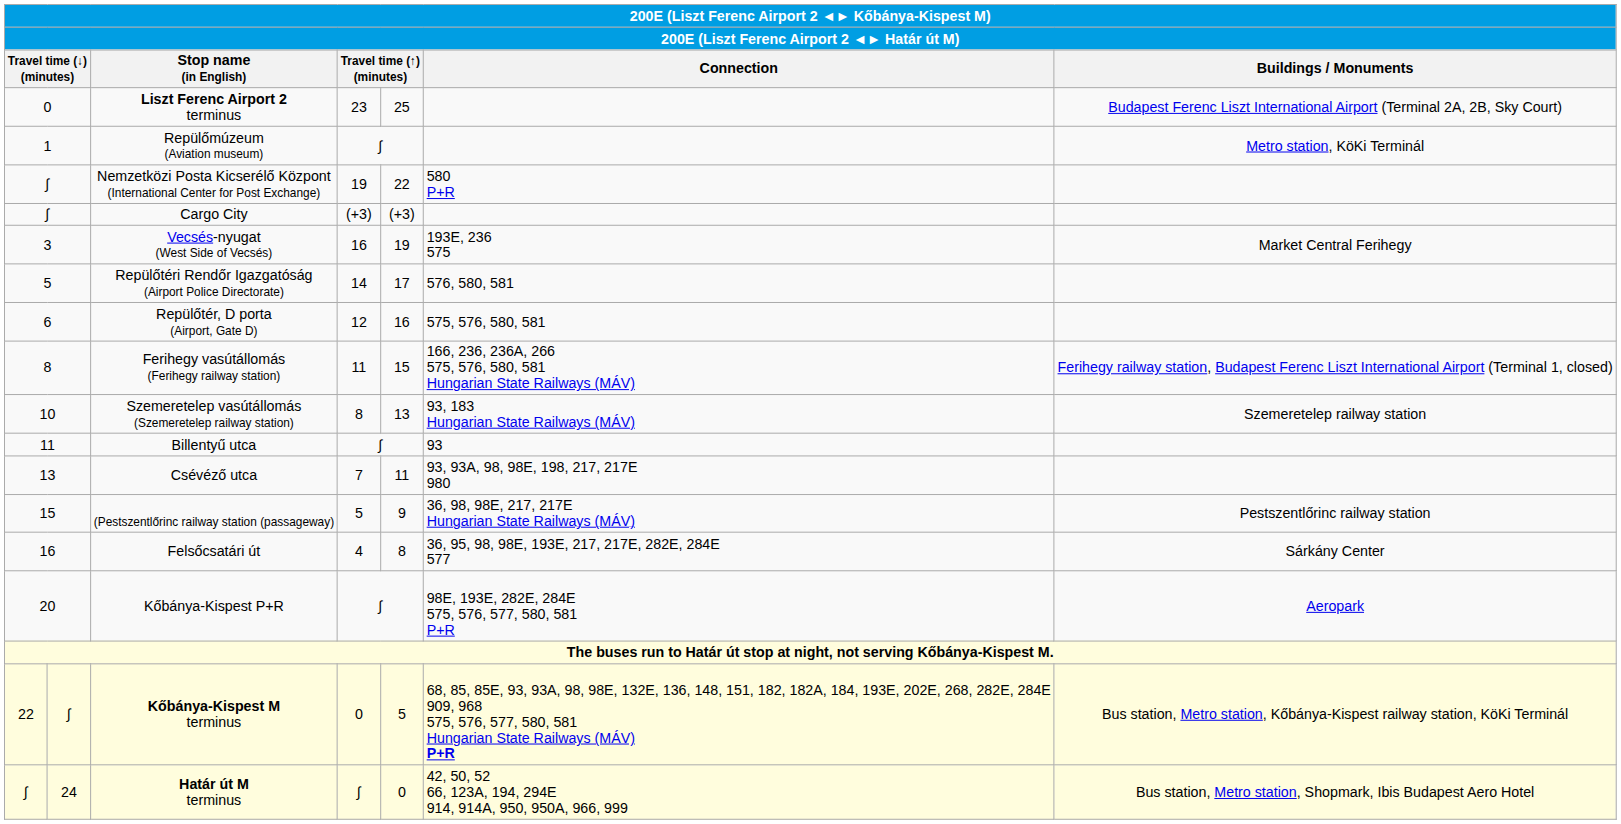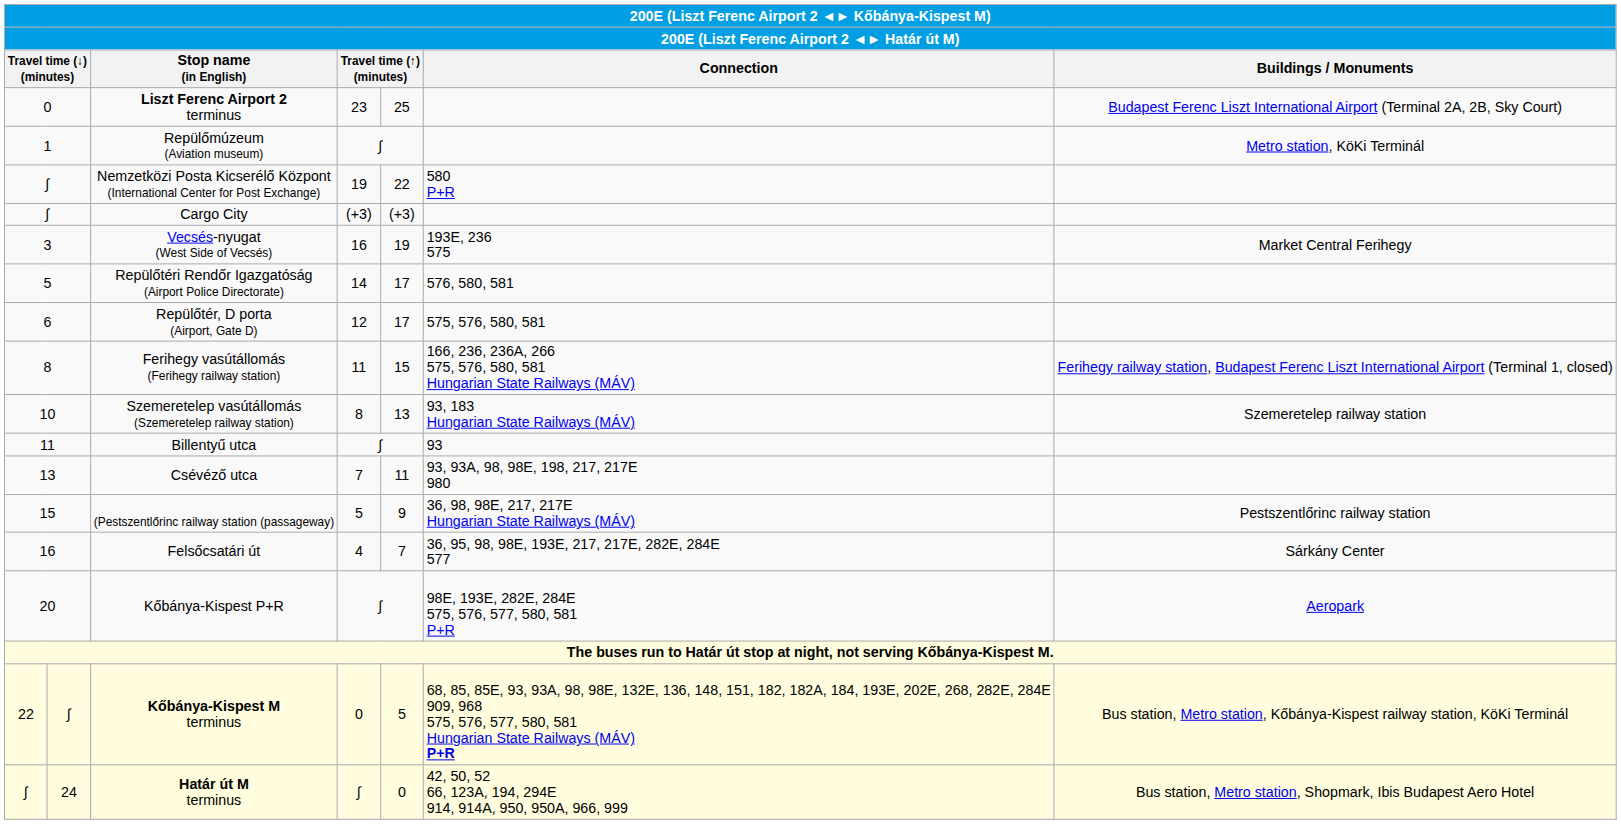(402, 322) 16 -> (402, 322) 17
(402, 552) 8 -> (402, 552) 7
